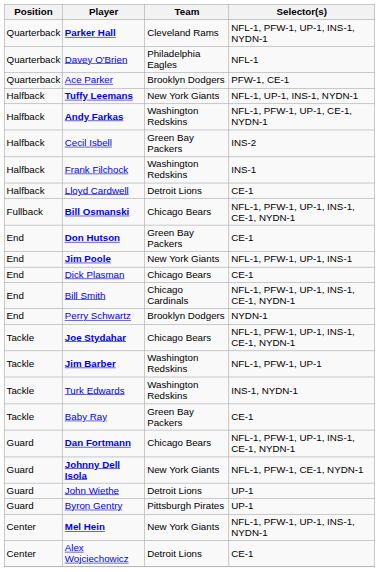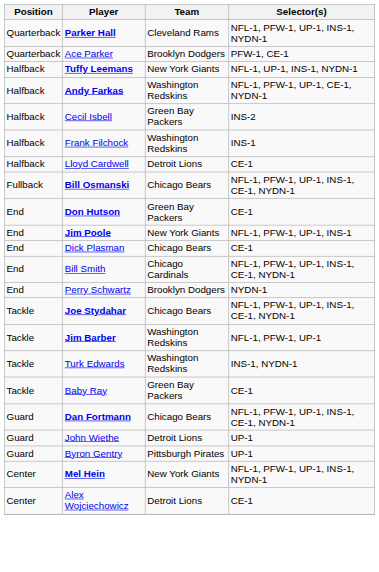- row: (96, 59)
- row: (92, 470)
